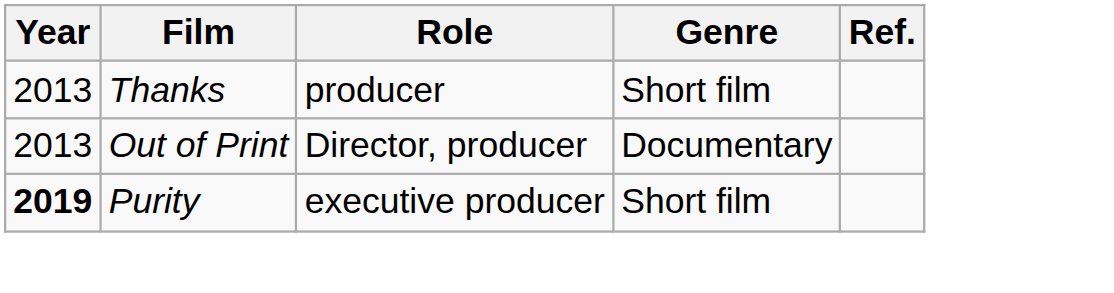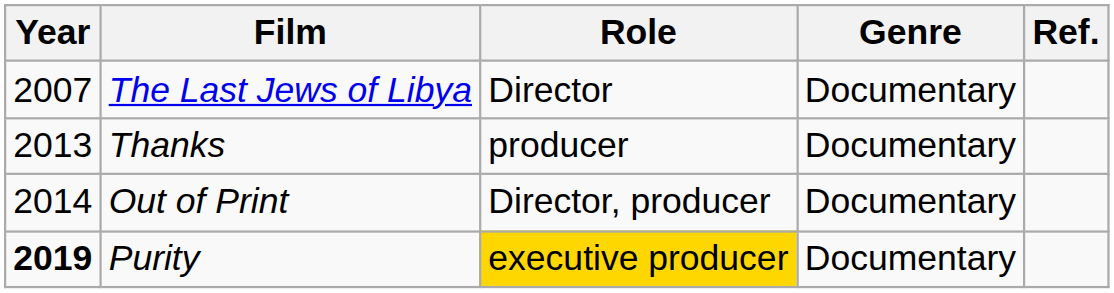+ row: (290, 88)
(696, 88) Short film -> (910, 145) Documentary
(53, 145) 2013 -> (53, 201) 2014
(455, 201) no background -> (638, 257) gold background
(696, 201) Short film -> (910, 257) Documentary
